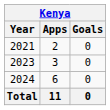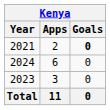(88, 46) normal -> (88, 46) bold
rows swapped: (22, 63) <-> (22, 80)
